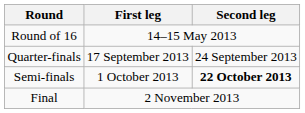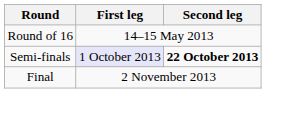- row: (44, 56)
(138, 77) no background -> (120, 56) lavender background
